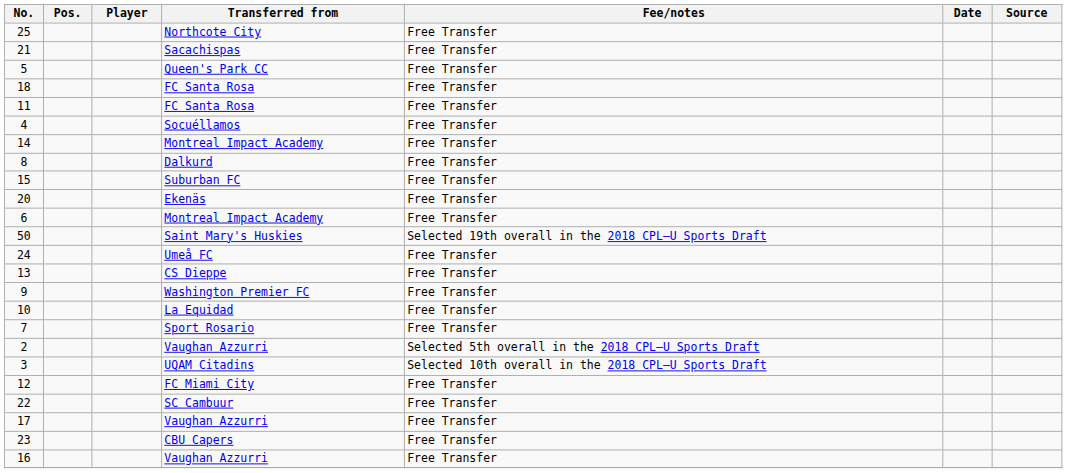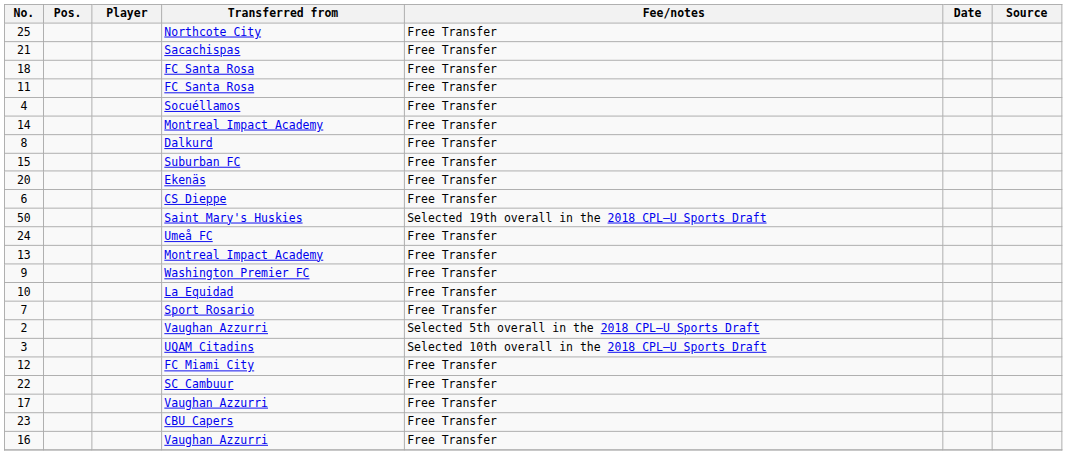- row: (24, 70)
(244, 218) Montreal Impact Academy -> (195, 199) CS Dieppe
(195, 274) CS Dieppe -> (244, 255) Montreal Impact Academy
